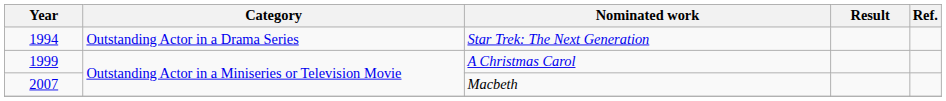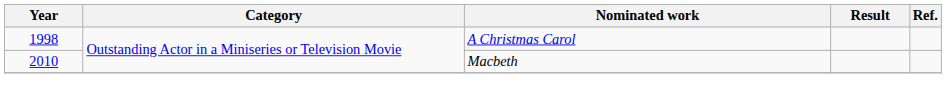- row: (558, 38)
(44, 61) 1999 -> (44, 38) 1998
(44, 84) 2007 -> (44, 61) 2010
